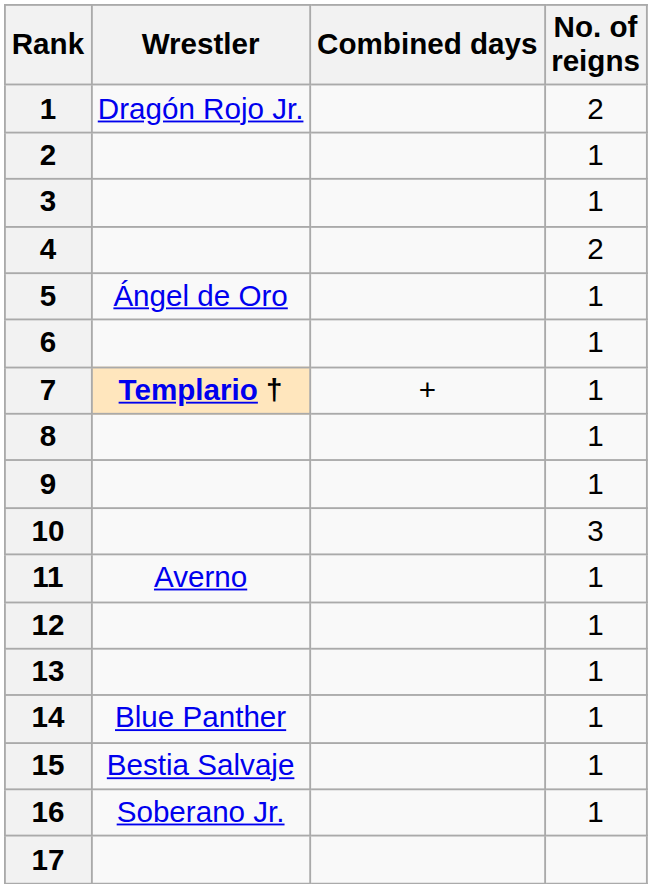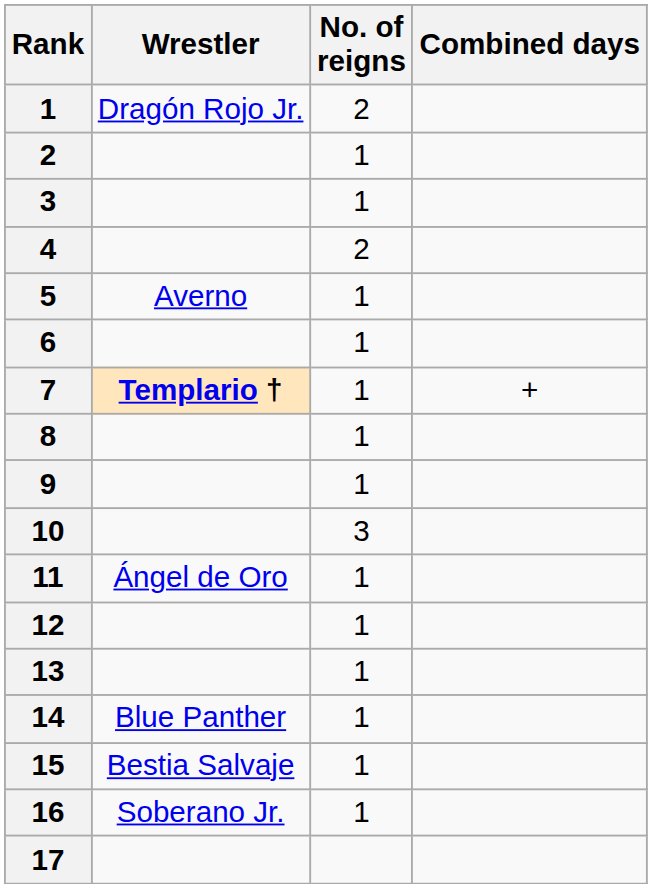columns swapped: (596, 44) <-> (427, 44)
(201, 295) Ángel de Oro -> (201, 295) Averno
(201, 577) Averno -> (201, 577) Ángel de Oro
